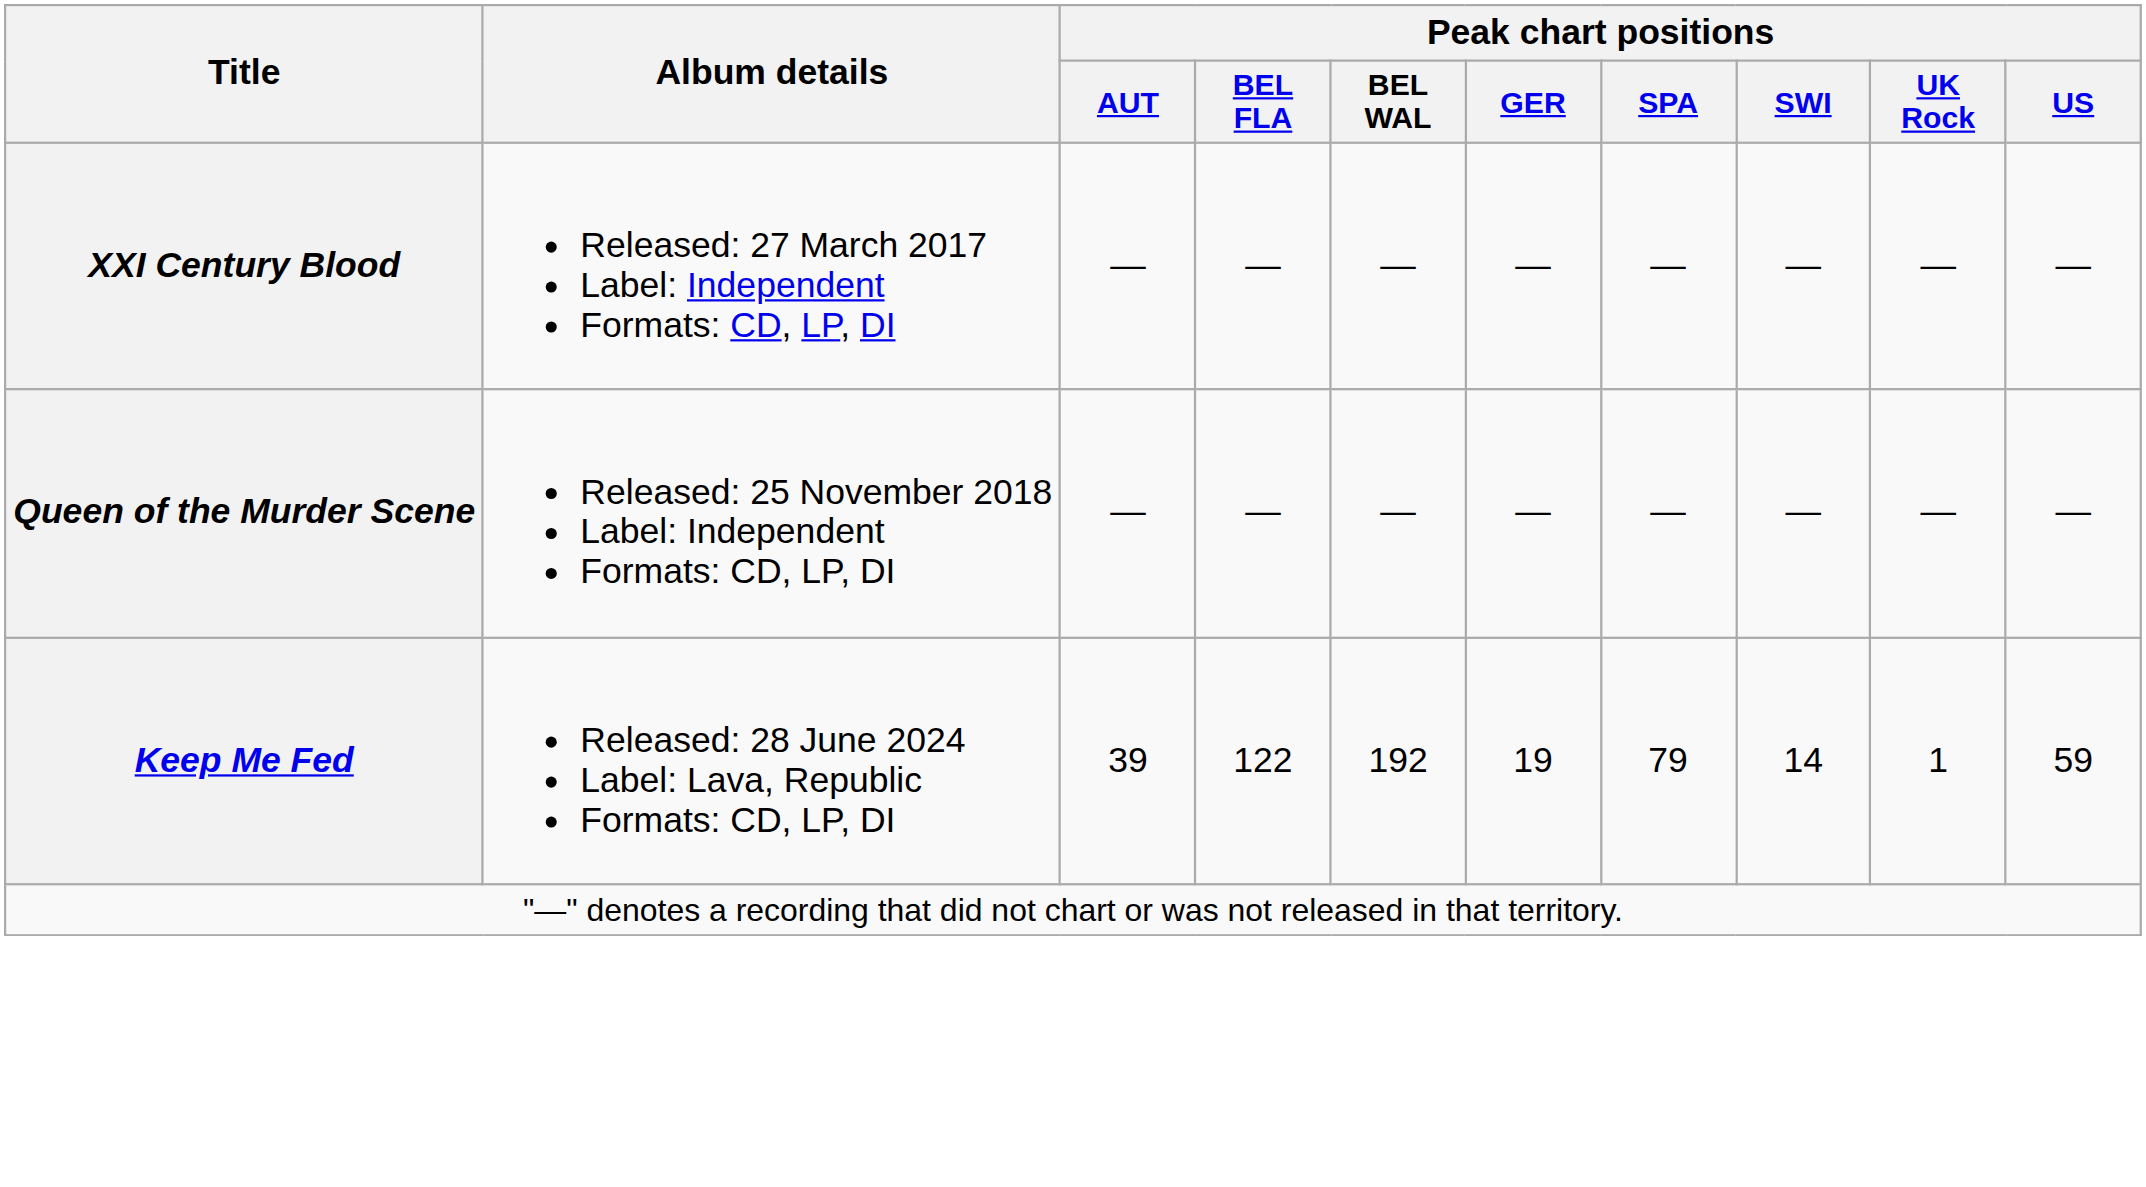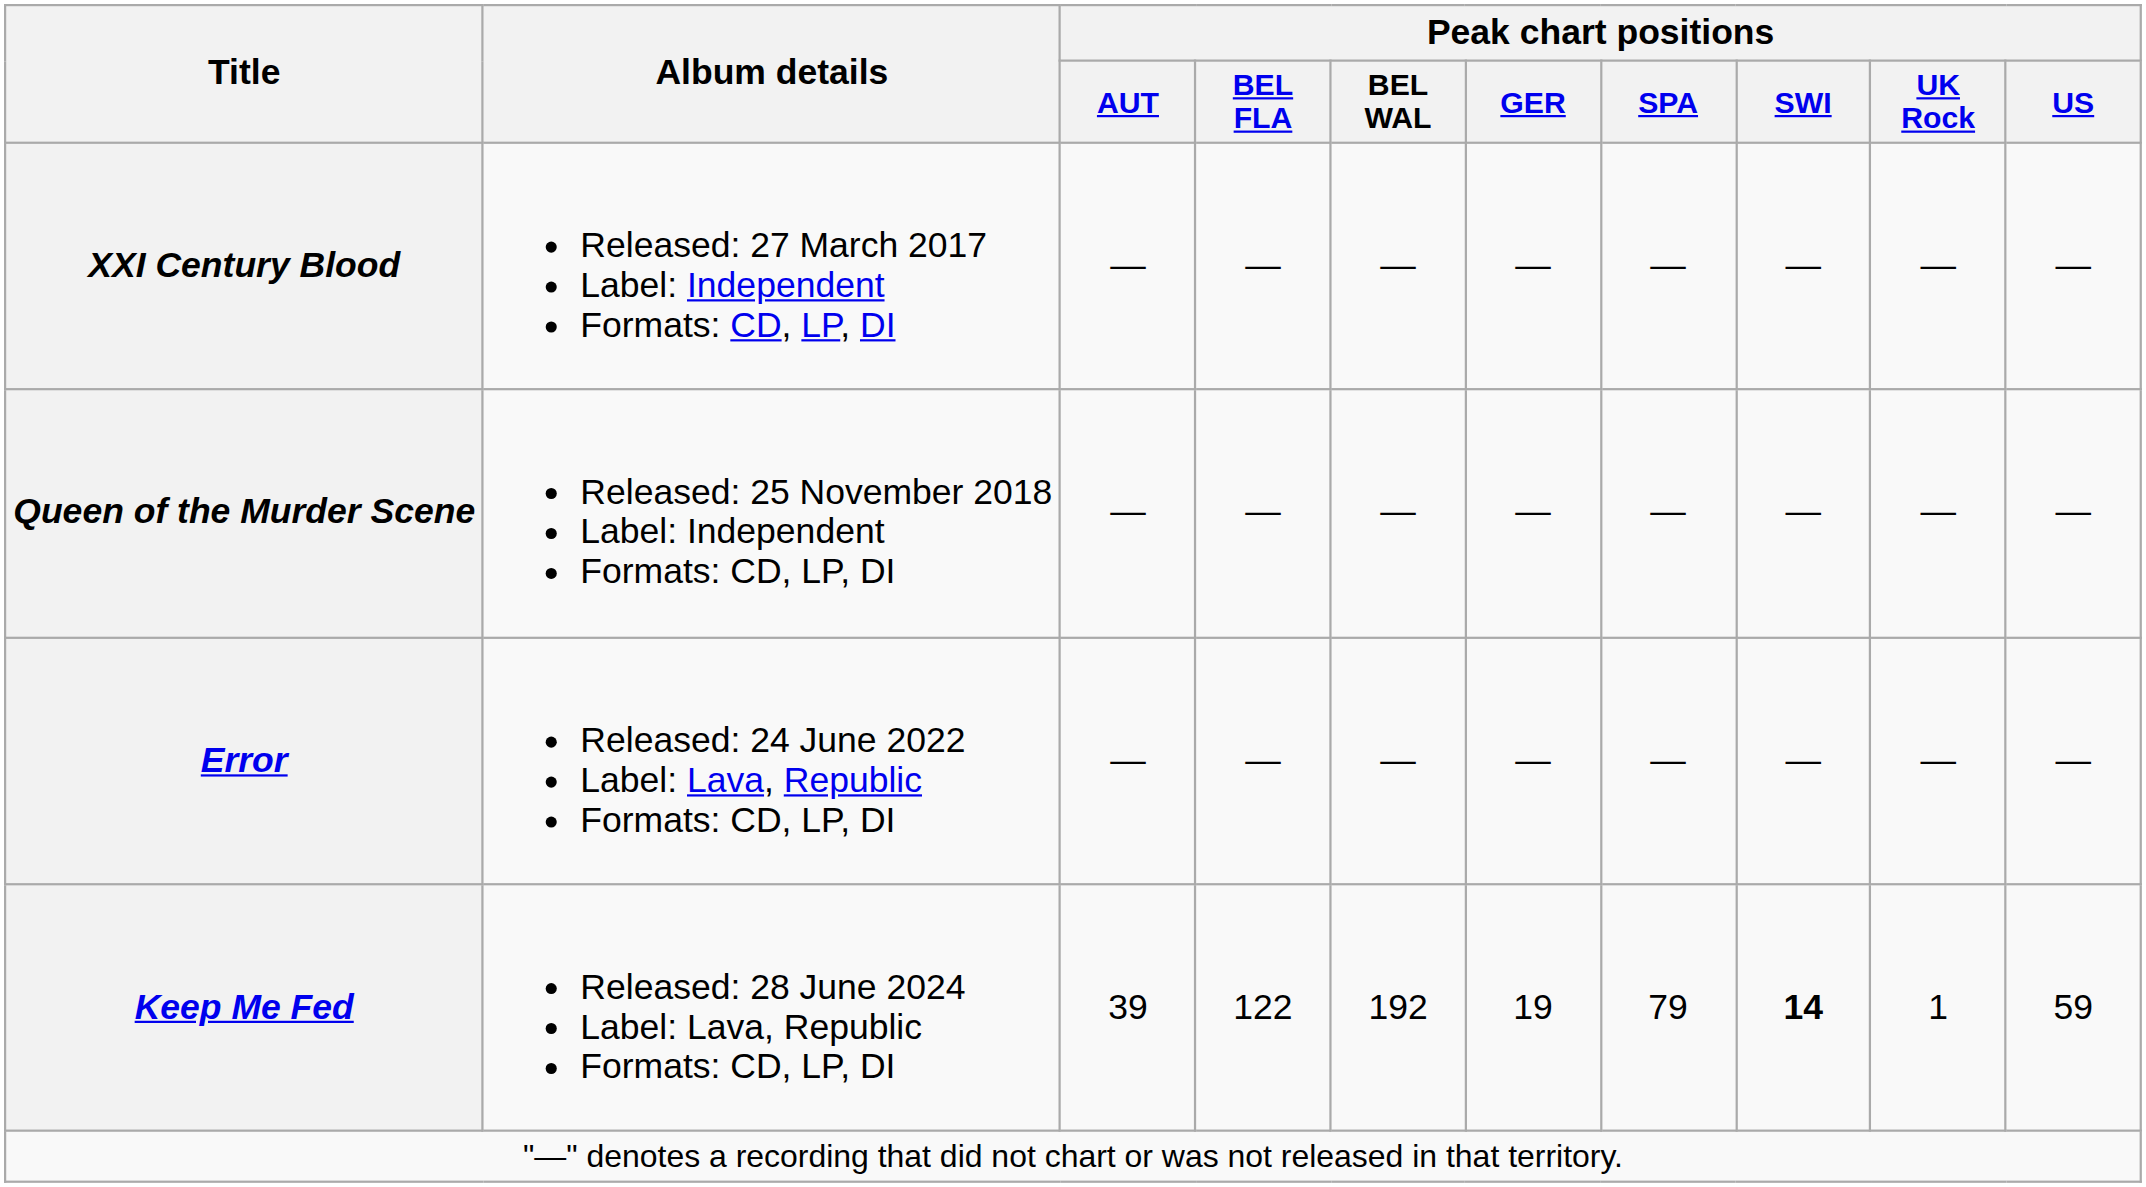+ row: (244, 759)
(1803, 759) normal -> (1803, 1007) bold
